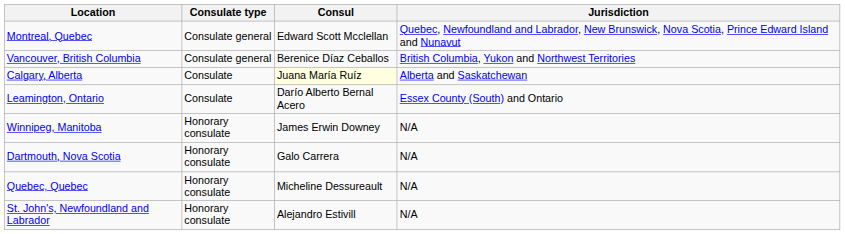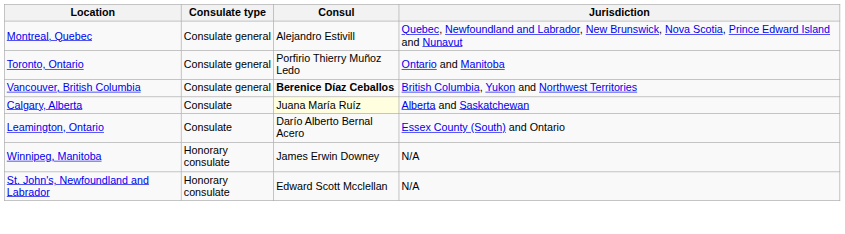(333, 36) Edward Scott Mcclellan -> (315, 36) Alejandro Estivill
+ row: (45, 65)
(333, 59) normal -> (335, 88) bold
- row: (64, 157)
- row: (47, 186)
(316, 215) Alejandro Estivill -> (332, 186) Edward Scott Mcclellan
